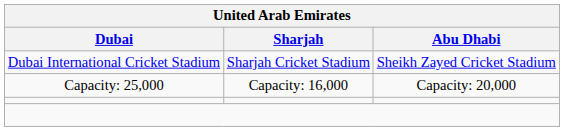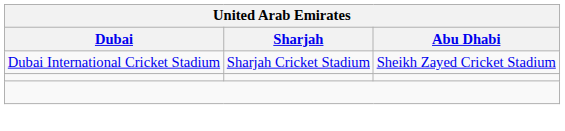- row: (114, 85)
